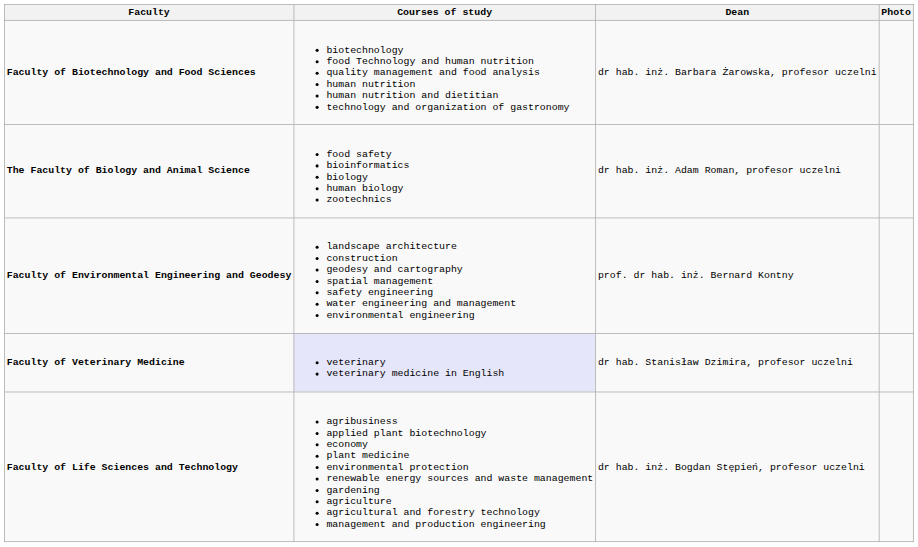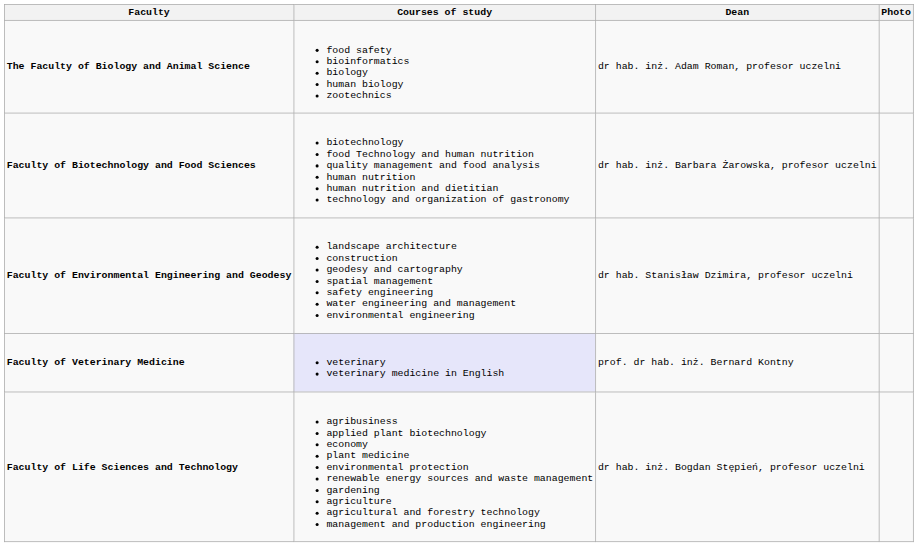rows swapped: (128, 171) <-> (131, 73)
(696, 275) prof. dr hab. inż. Bernard Kontny -> (725, 275) dr hab. Stanisław Dzimira, profesor uczelni
(725, 363) dr hab. Stanisław Dzimira, profesor uczelni -> (696, 363) prof. dr hab. inż. Bernard Kontny
